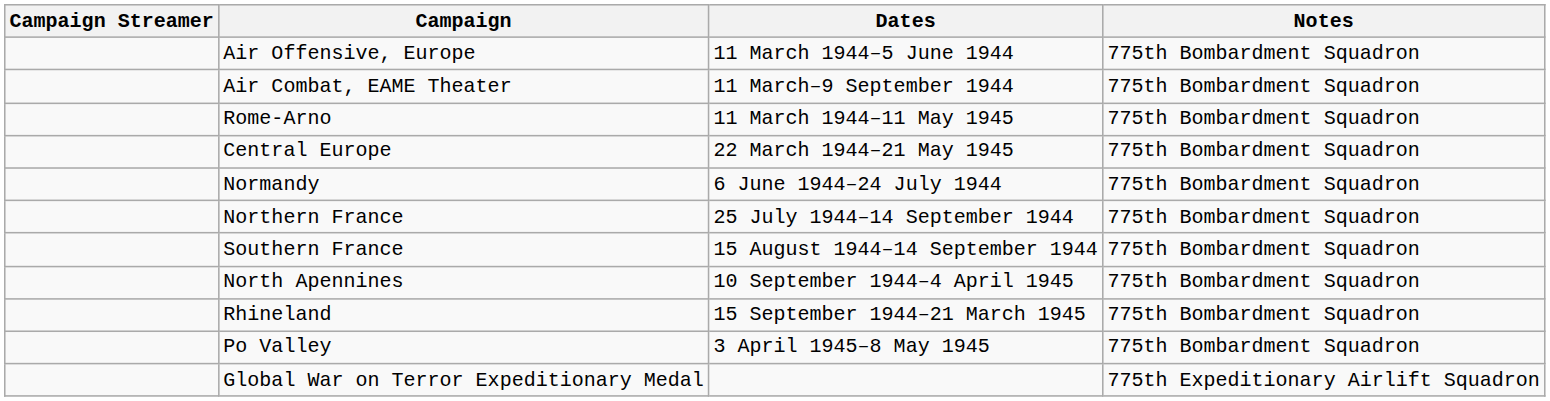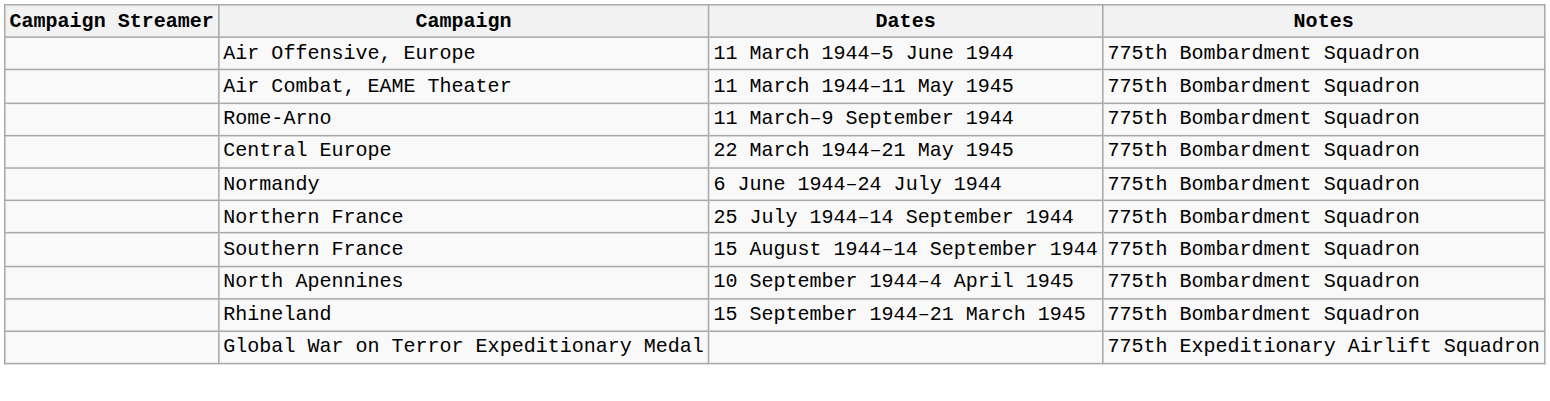(864, 86) 11 March–9 September 1944 -> (864, 86) 11 March 1944–11 May 1945
(864, 119) 11 March 1944–11 May 1945 -> (864, 119) 11 March–9 September 1944
- row: (277, 347)
